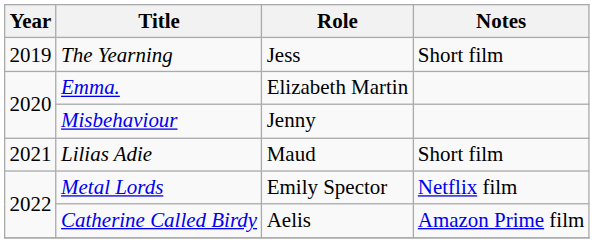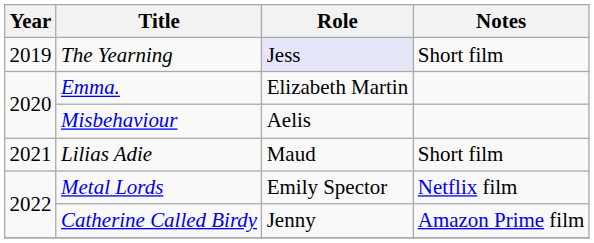(284, 54) no background -> (284, 54) lavender background
(291, 120) Jenny -> (289, 120) Aelis
(289, 220) Aelis -> (291, 220) Jenny
